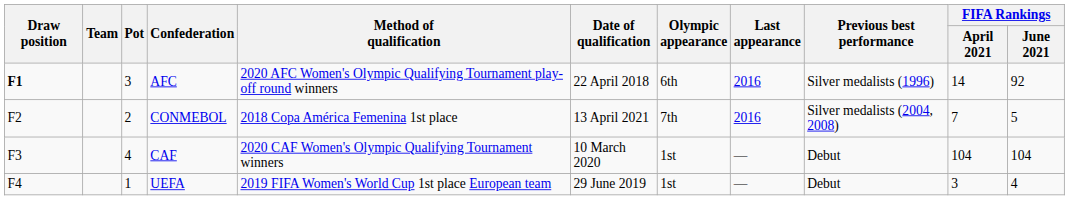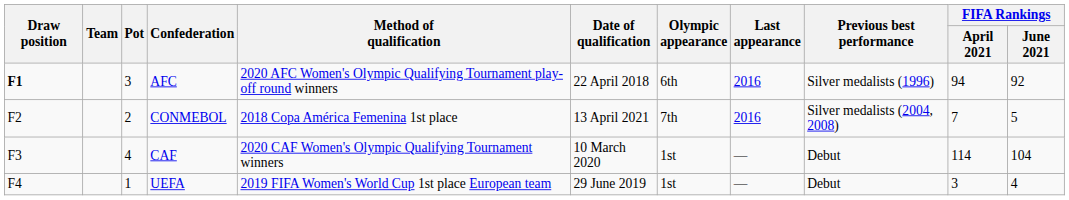(958, 81) 14 -> (958, 81) 94
(961, 155) 104 -> (961, 155) 114
